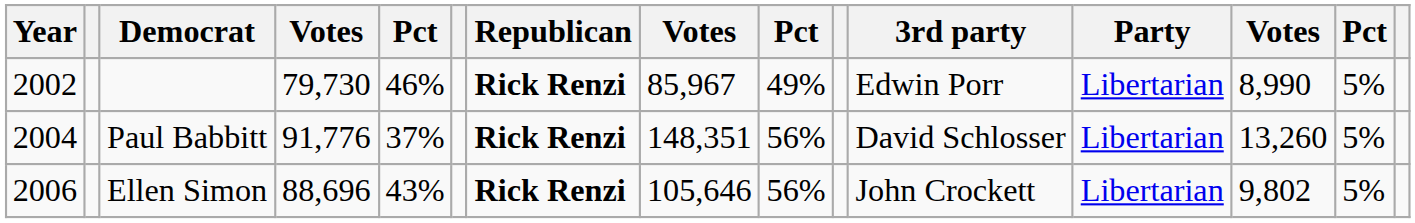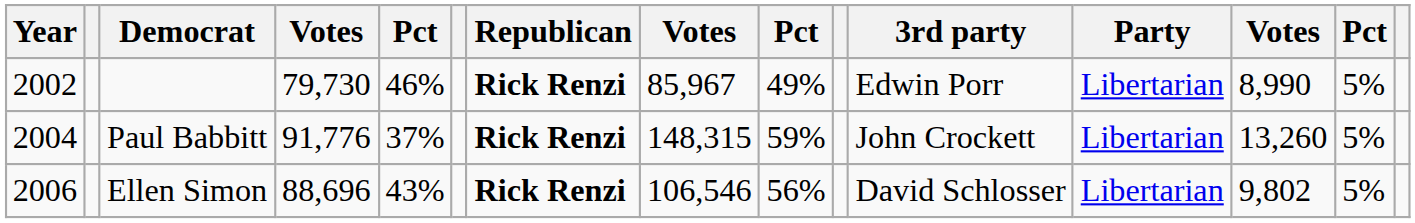(699, 137) 148,351 -> (699, 137) 148,315
(796, 137) 56% -> (796, 137) 59%
(961, 137) David Schlosser -> (945, 137) John Crockett
(699, 190) 105,646 -> (699, 190) 106,546
(945, 190) John Crockett -> (961, 190) David Schlosser
